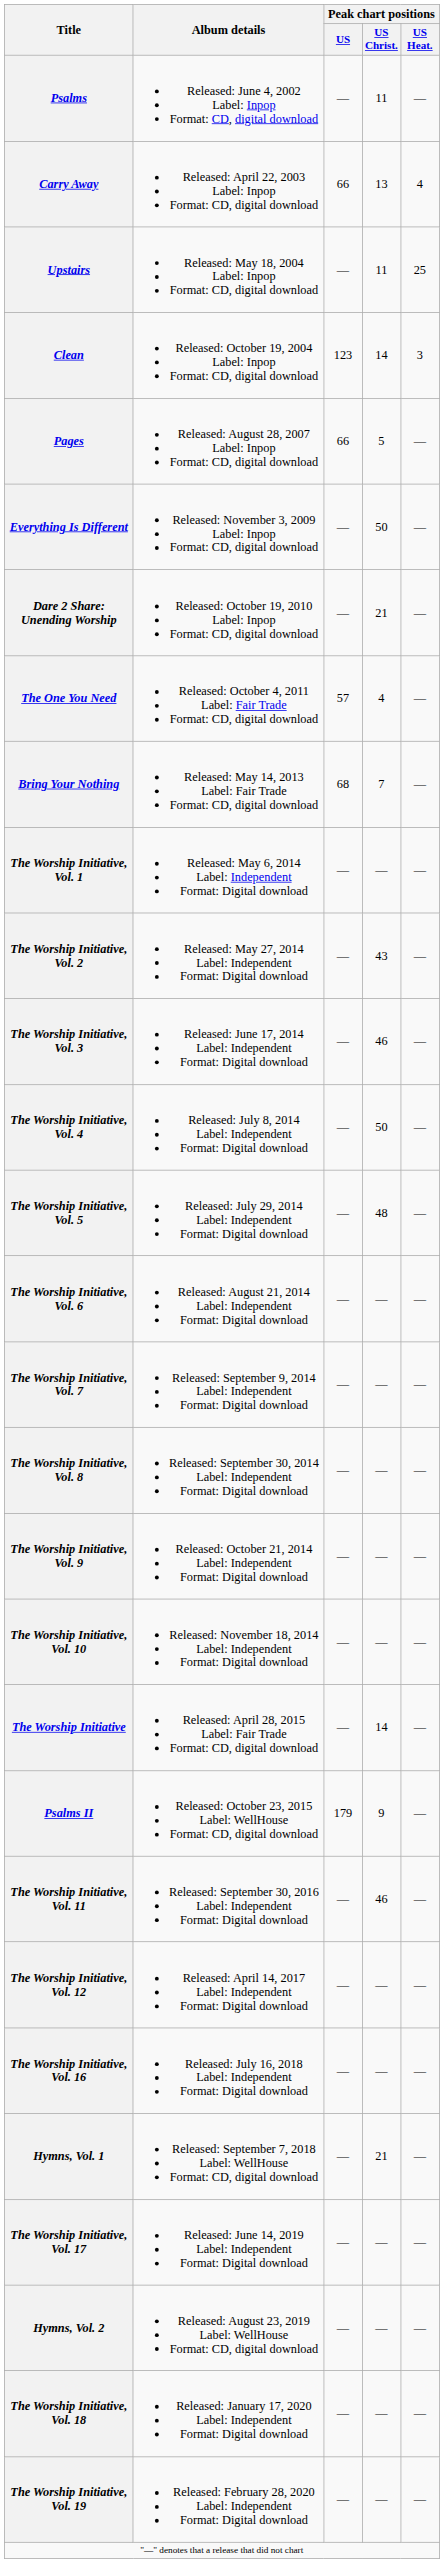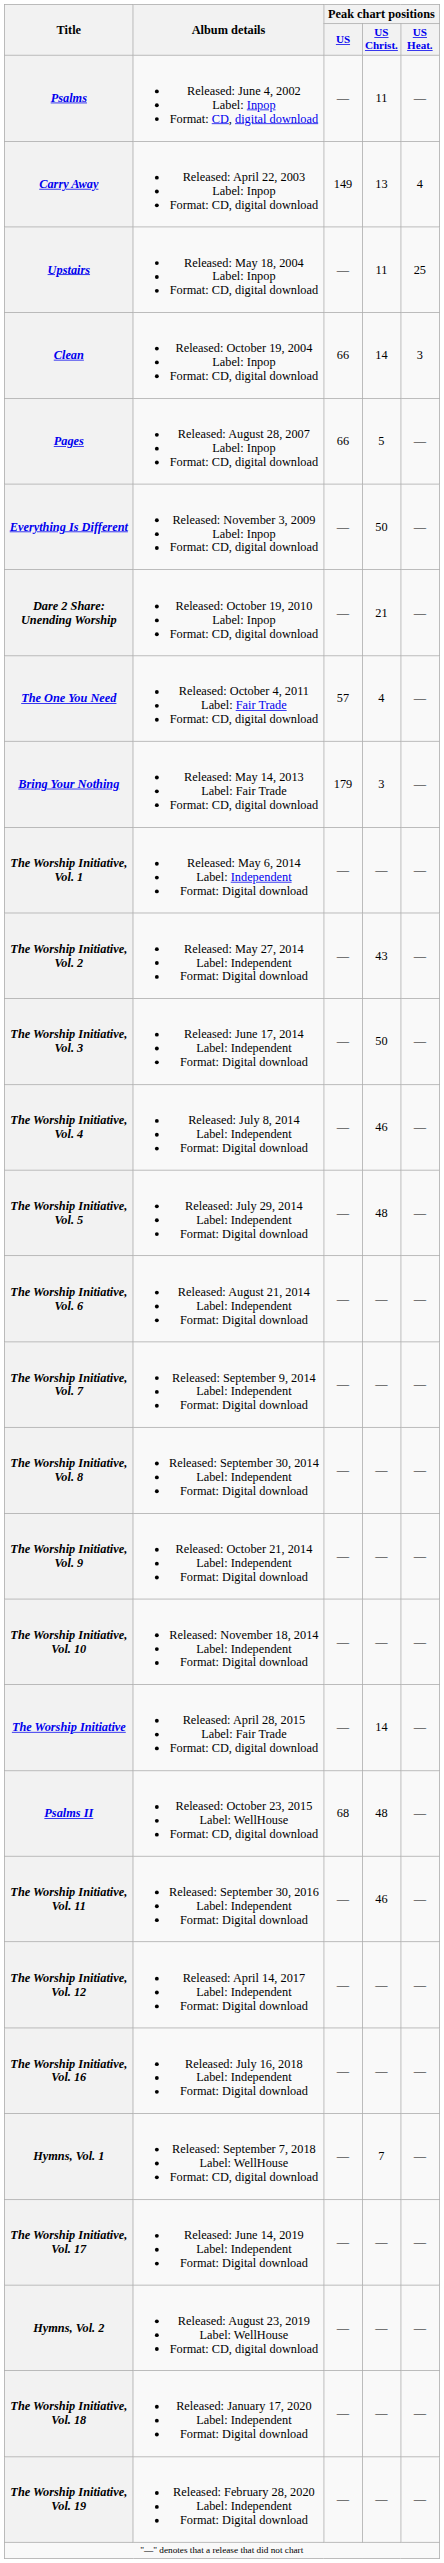(343, 184) 66 -> (343, 184) 149
(343, 355) 123 -> (343, 355) 66
(343, 784) 68 -> (343, 784) 179
(381, 784) 7 -> (381, 784) 3
(381, 1041) 46 -> (381, 1041) 50
(381, 1127) 50 -> (381, 1127) 46
(343, 1813) 179 -> (343, 1813) 68
(381, 1813) 9 -> (381, 1813) 48
(381, 2156) 21 -> (381, 2156) 7
